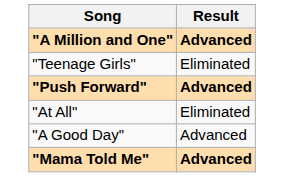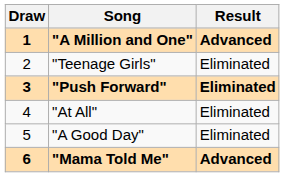+ column: (27, 16)
(216, 87) Advanced -> (238, 87) Eliminated
(213, 135) Advanced -> (235, 135) Eliminated
